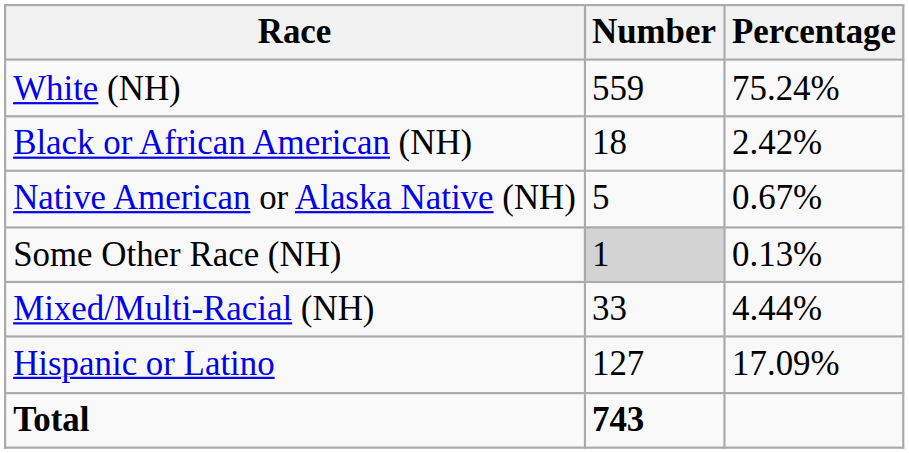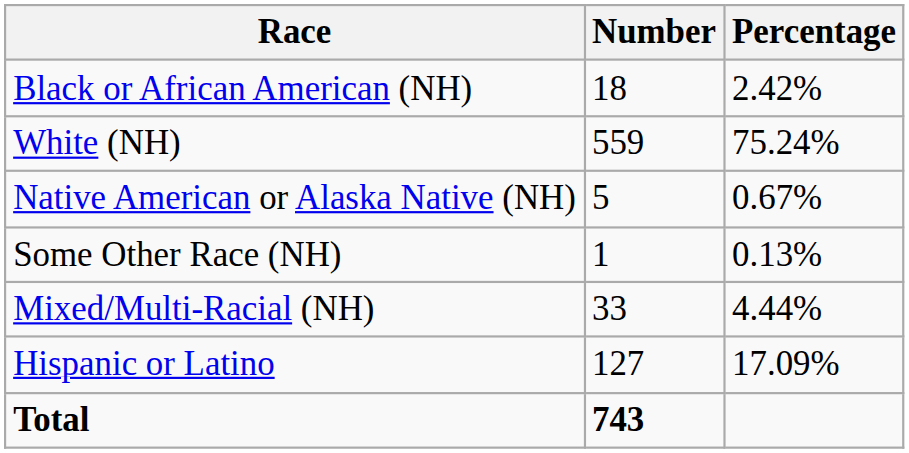rows swapped: (97, 87) <-> (243, 142)
(601, 253) lightgrey background -> (601, 253) no background
